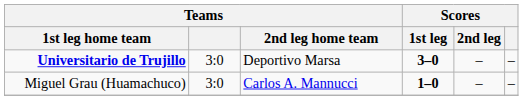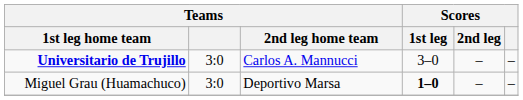(292, 60) Deportivo Marsa -> (301, 60) Carlos A. Mannucci
(428, 60) bold -> (428, 60) normal
(301, 83) Carlos A. Mannucci -> (292, 83) Deportivo Marsa
